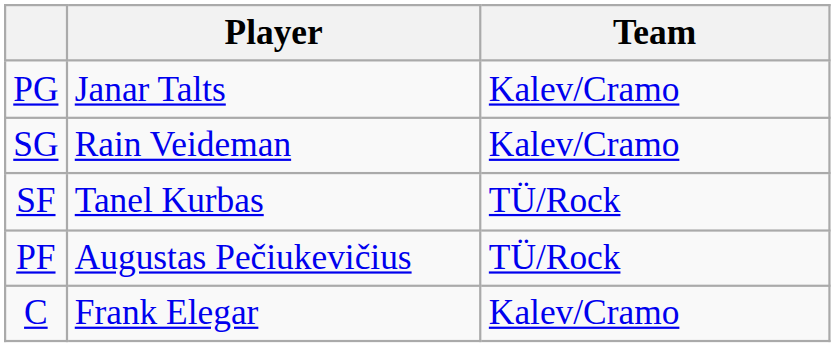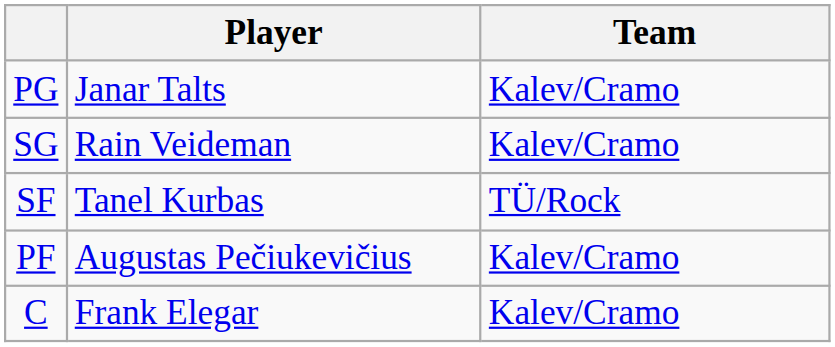(555, 256) TÜ/Rock -> (584, 256) Kalev/Cramo
